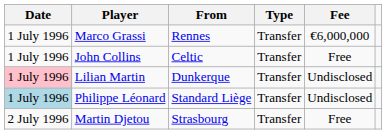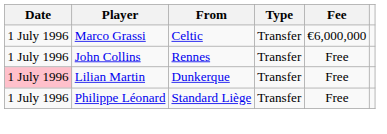(191, 35) Rennes -> (187, 35) Celtic
(187, 56) Celtic -> (191, 56) Rennes
(340, 77) Undisclosed -> (337, 77) Free
(38, 98) lightblue background -> (38, 98) no background
(340, 98) Undisclosed -> (337, 98) Free
- row: (112, 118)
